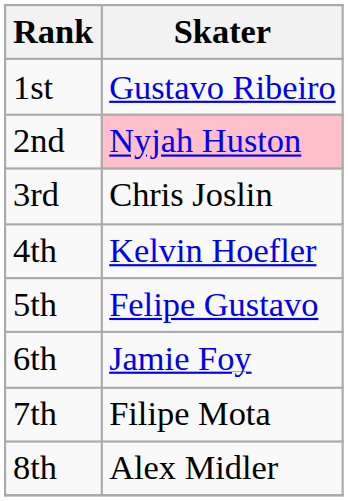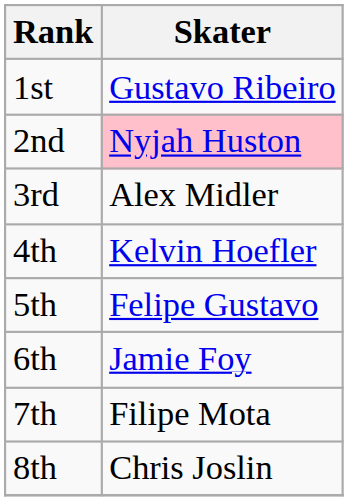(191, 195) Chris Joslin -> (194, 195) Alex Midler
(194, 468) Alex Midler -> (191, 468) Chris Joslin
